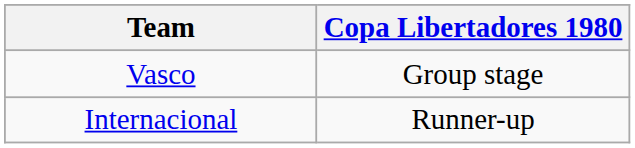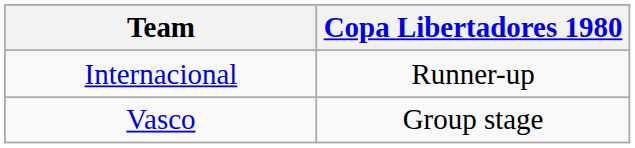rows swapped: (161, 119) <-> (161, 73)
